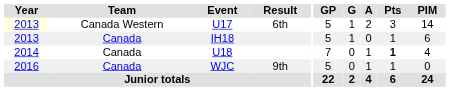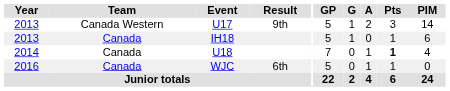(27, 24) lightyellow background -> (27, 24) no background
(280, 24) 6th -> (280, 24) 9th
(280, 66) 9th -> (280, 66) 6th
